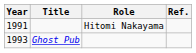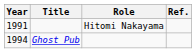(17, 40) 1993 -> (17, 40) 1994
